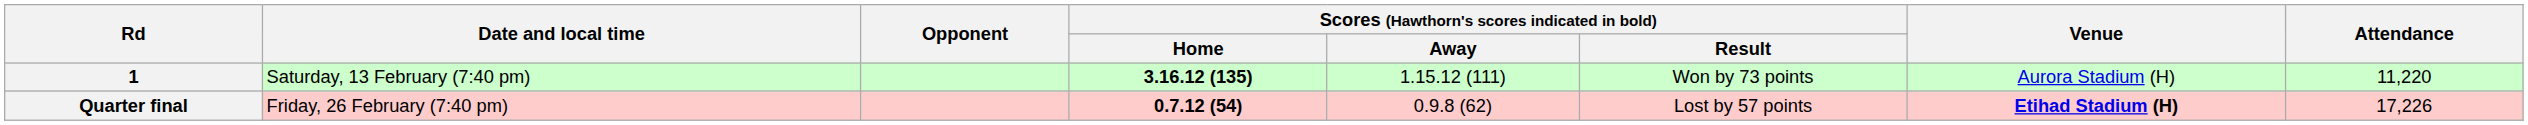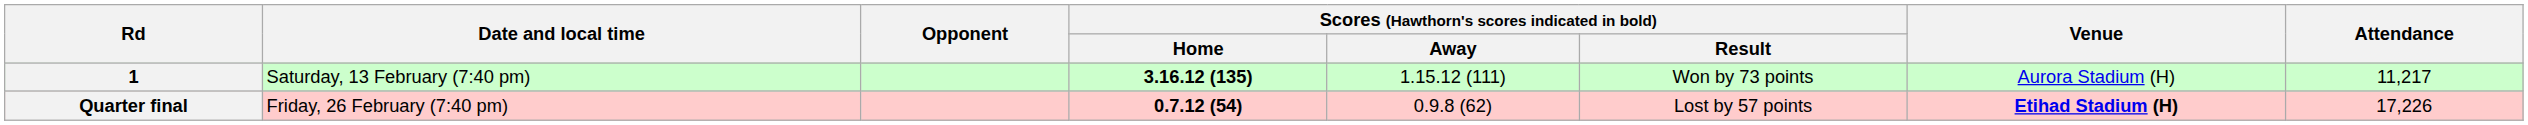(2404, 77) 11,220 -> (2404, 77) 11,217
